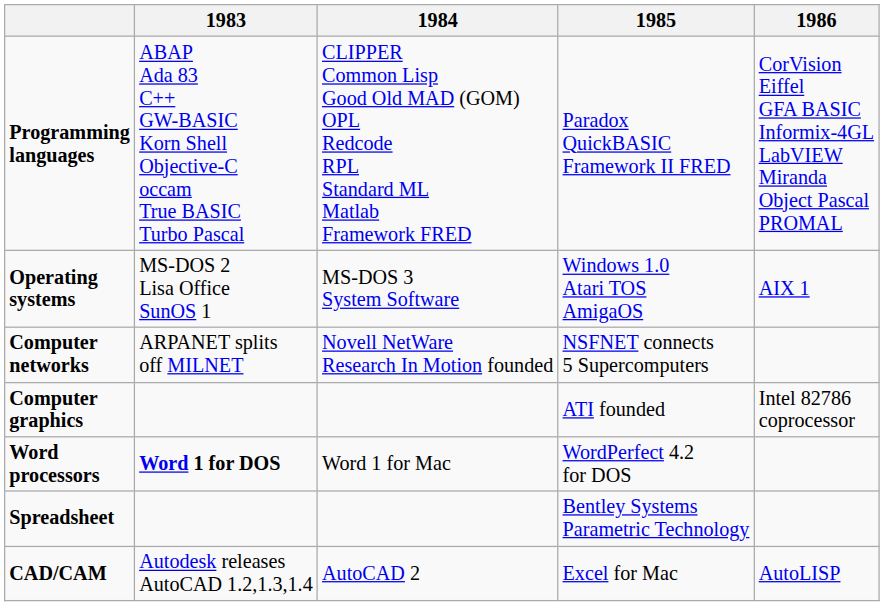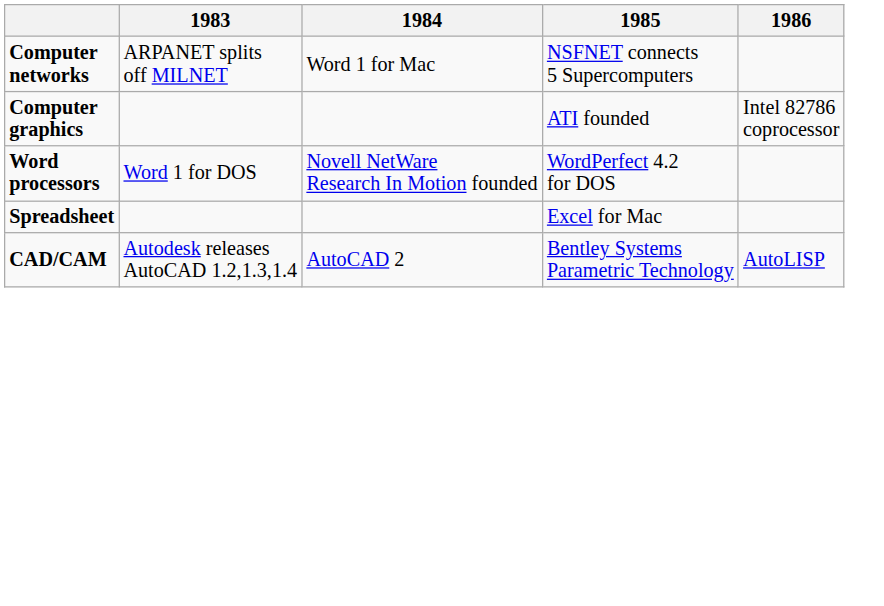- row: (70, 143)
- row: (54, 288)
(438, 354) Novell NetWare Research In Motion founded -> (371, 63) Word 1 for Mac
(210, 463) bold -> (190, 173) normal
(386, 463) Word 1 for Mac -> (422, 173) Novell NetWare Research In Motion founded
(656, 518) Bentley Systems Parametric Technology -> (605, 216) Excel for Mac
(620, 573) Excel for Mac -> (640, 259) Bentley Systems Parametric Technology
